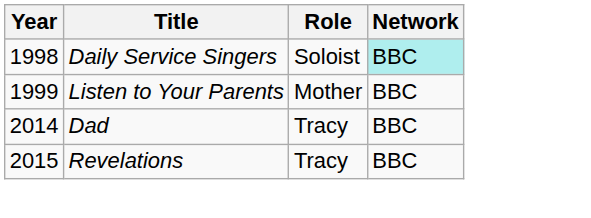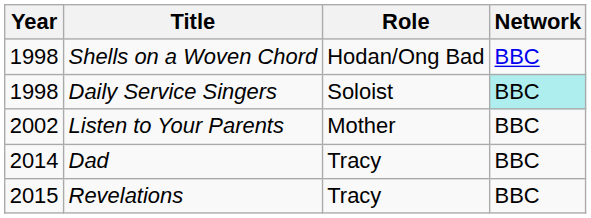+ row: (193, 56)
(34, 91) 1999 -> (34, 126) 2002
